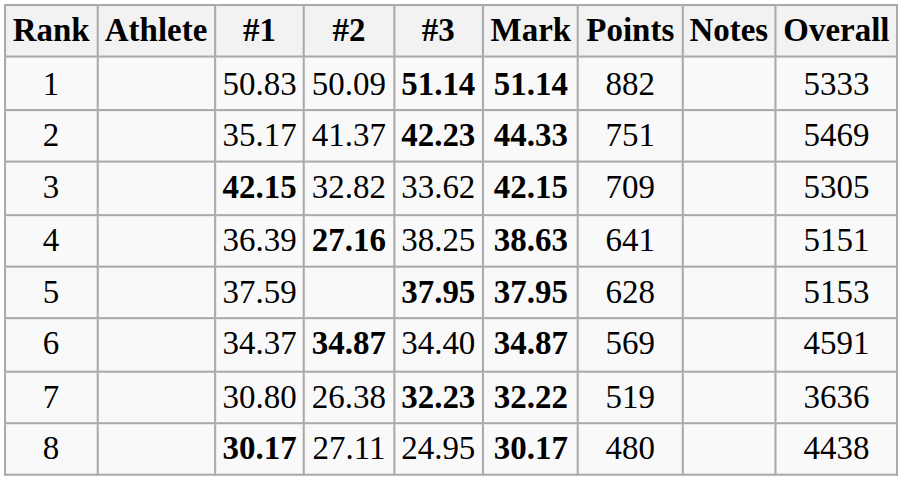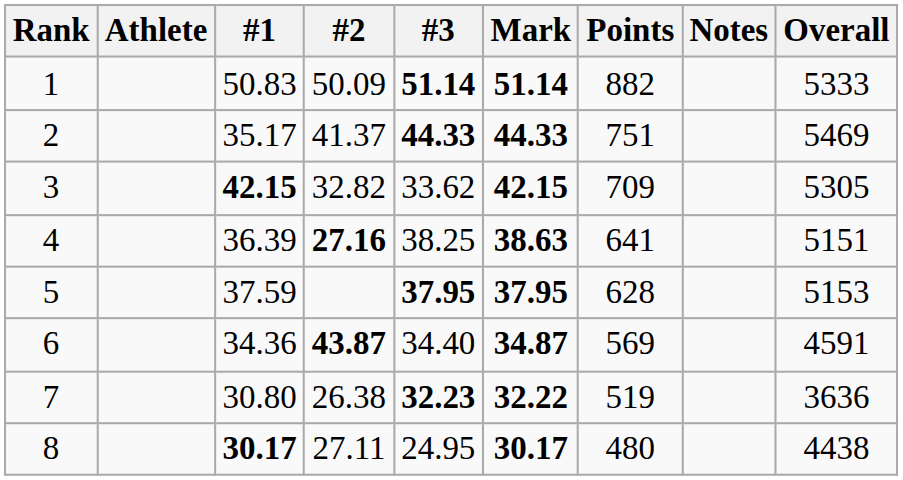(438, 135) 42.23 -> (438, 135) 44.33
(260, 344) 34.37 -> (260, 344) 34.36
(349, 344) 34.87 -> (349, 344) 43.87
